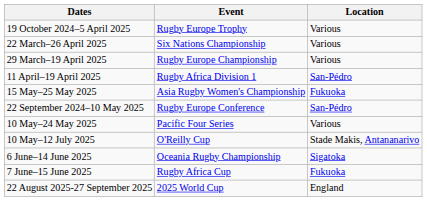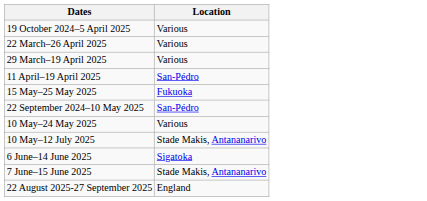- column: (231, 12)
(328, 172) Fukuoka -> (212, 172) Stade Makis, Antananarivo
